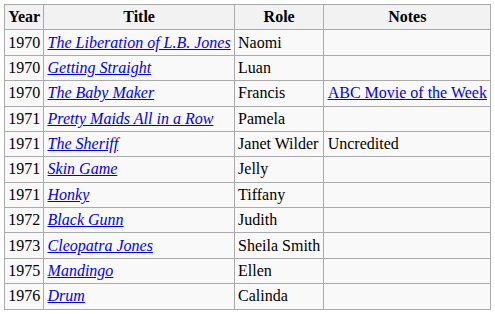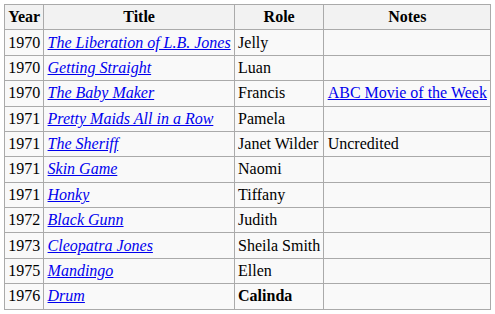(260, 42) Naomi -> (253, 42) Jelly
(253, 169) Jelly -> (260, 169) Naomi
(263, 296) normal -> (265, 296) bold
